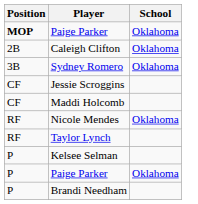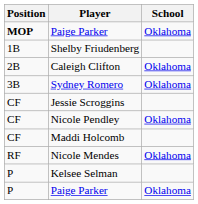+ row: (13, 48)
+ row: (14, 119)
- row: (14, 137)
- row: (10, 191)
